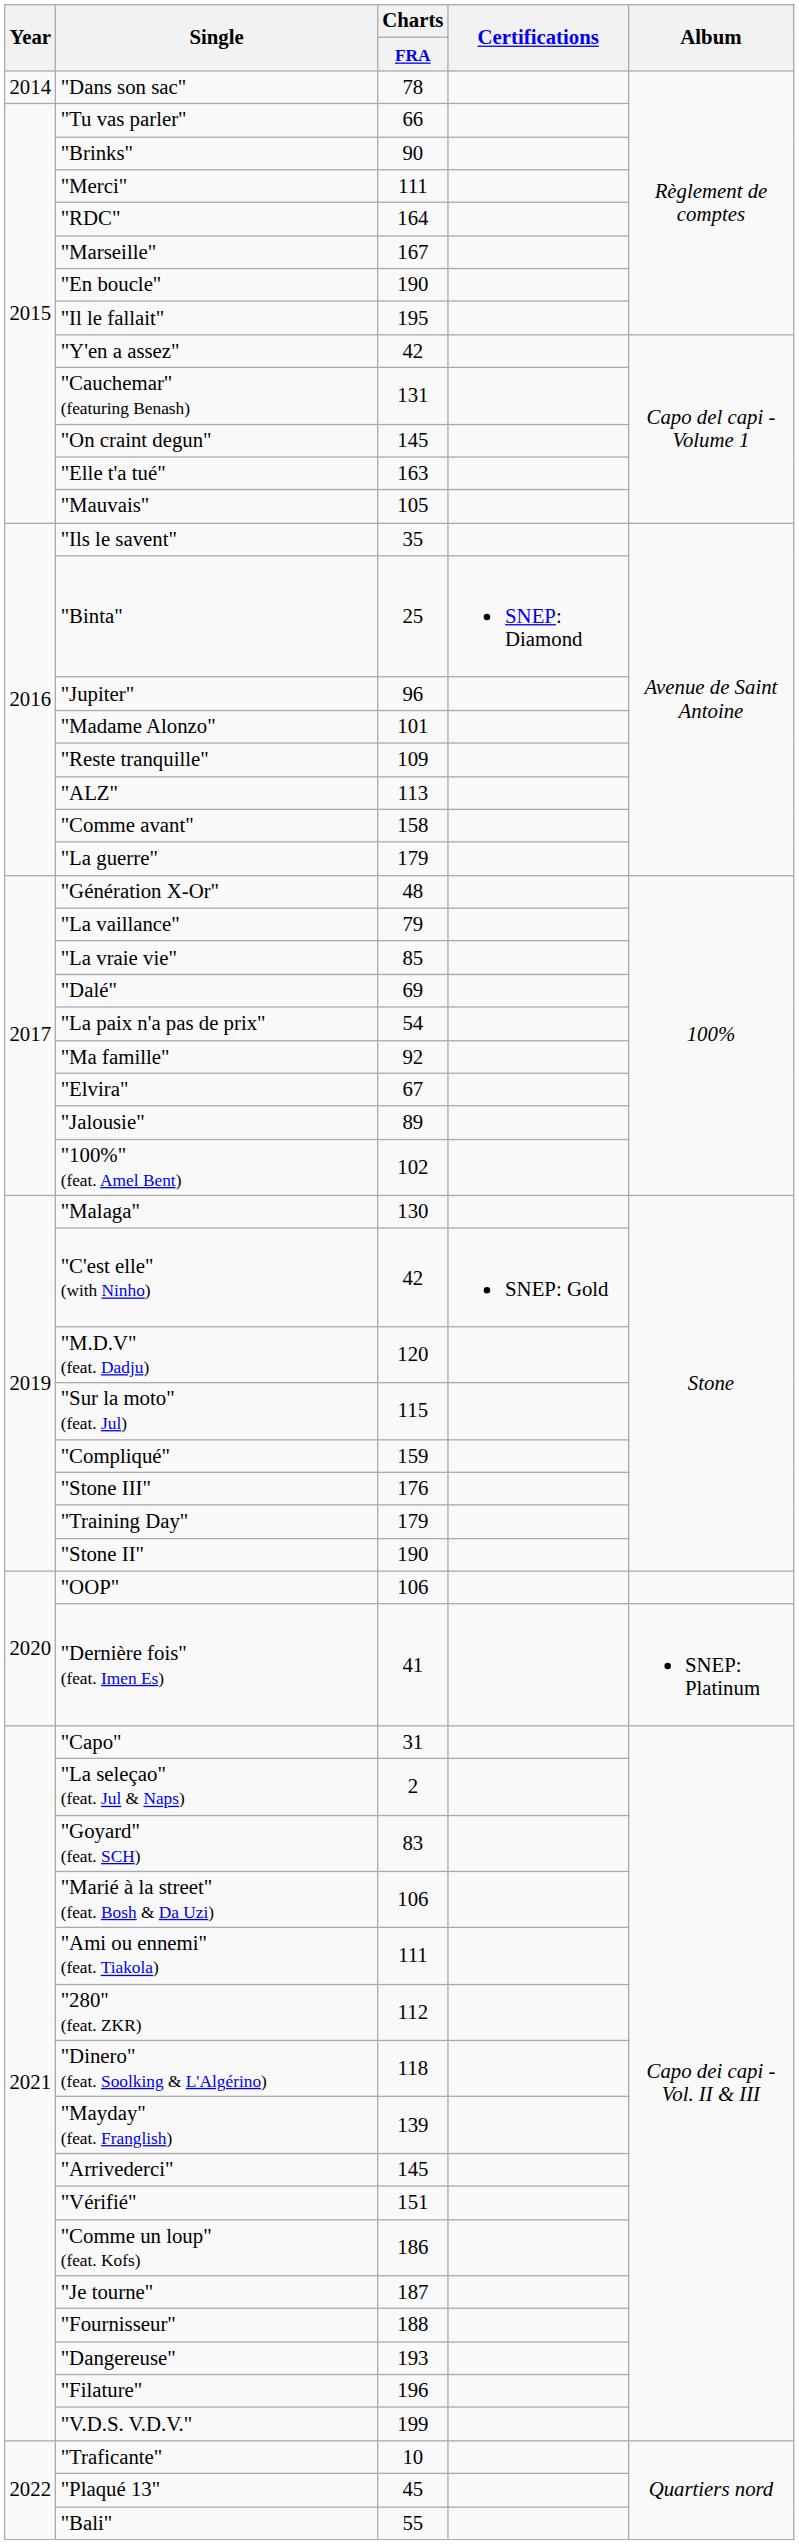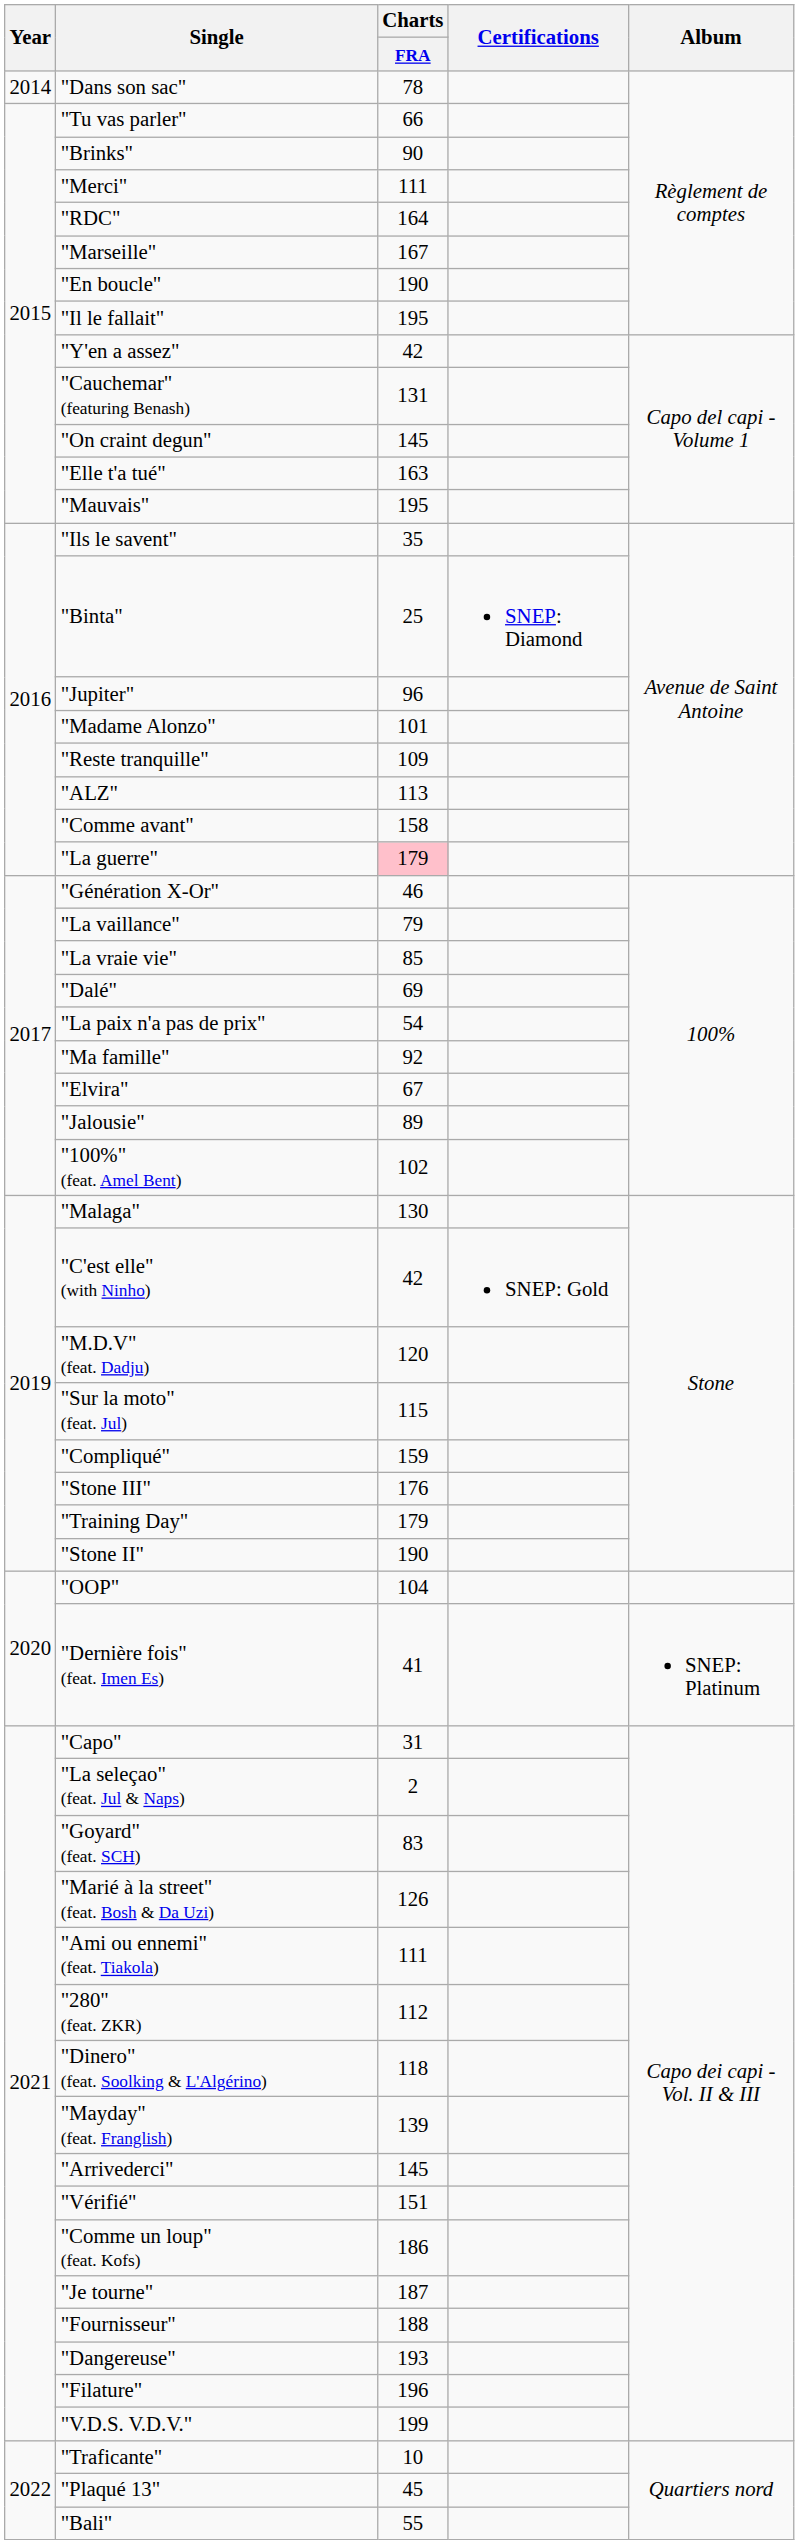(413, 506) 105 -> (413, 506) 195
(413, 858) no background -> (413, 858) pink background
(413, 891) 48 -> (413, 891) 46
(413, 1587) 106 -> (413, 1587) 104
(413, 1899) 106 -> (413, 1899) 126
